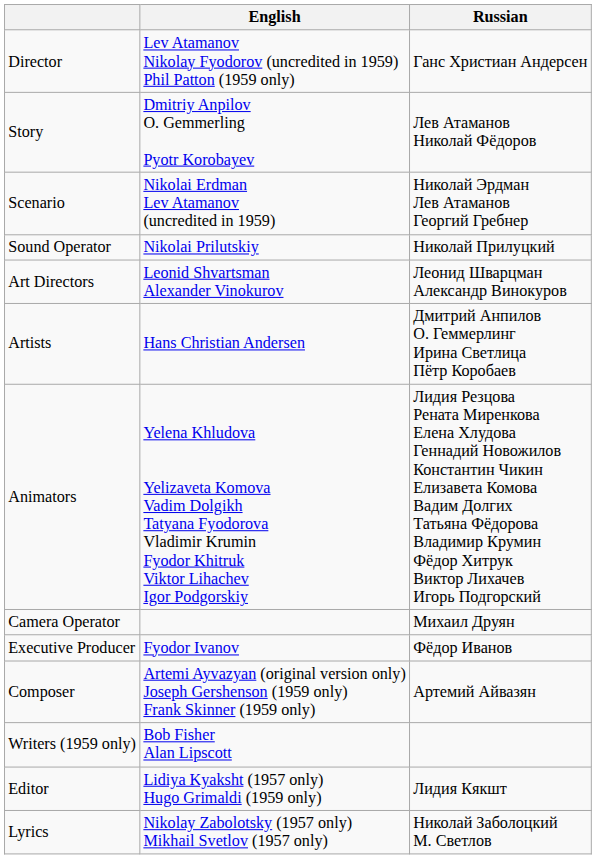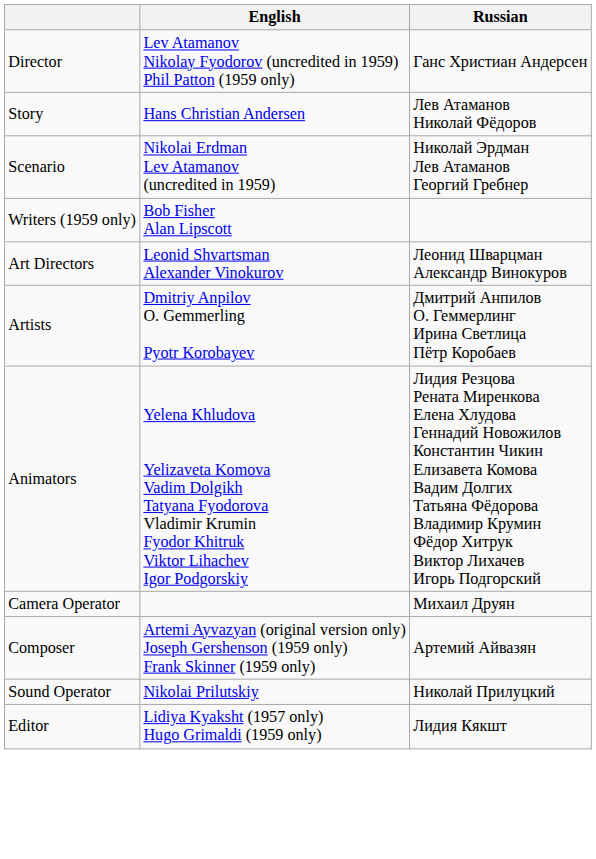(199, 132) Dmitriy Anpilov O. Gemmerling Pyotr Korobayev -> (224, 114) Hans Christian Andersen
rows swapped: (72, 744) <-> (60, 247)
(224, 343) Hans Christian Andersen -> (199, 325) Dmitriy Anpilov O. Gemmerling Pyotr Korobayev
- row: (72, 647)
- row: (28, 832)
